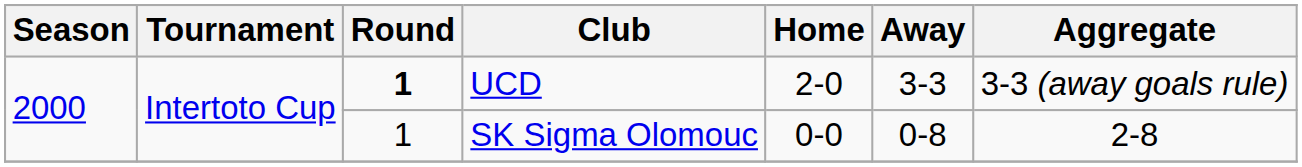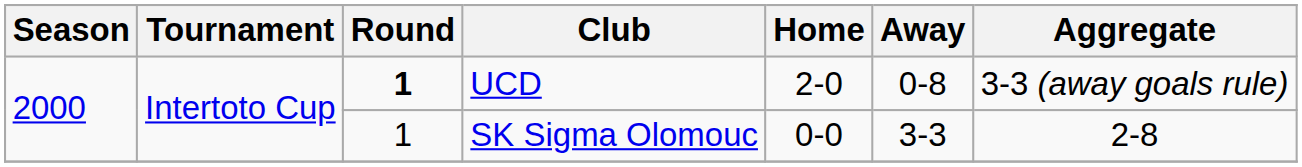(923, 82) 3-3 -> (923, 82) 0-8
(923, 135) 0-8 -> (923, 135) 3-3
